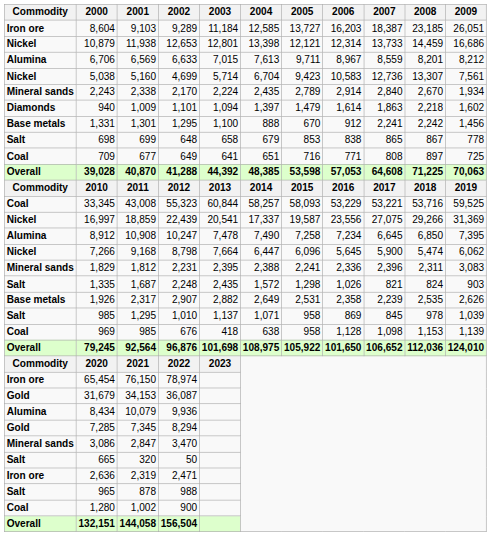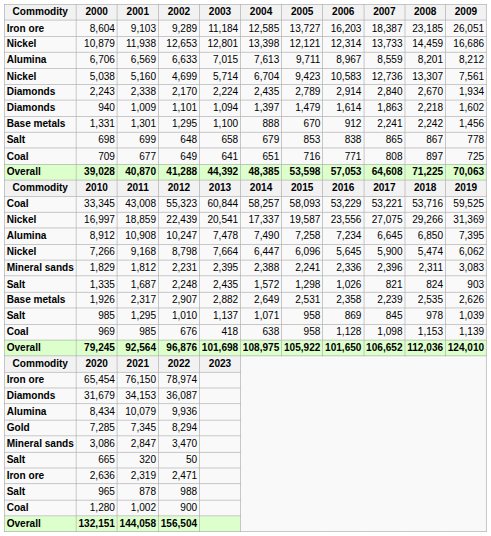(40, 92) Mineral sands -> (31, 92) Diamonds
(18, 396) Gold -> (31, 396) Diamonds
